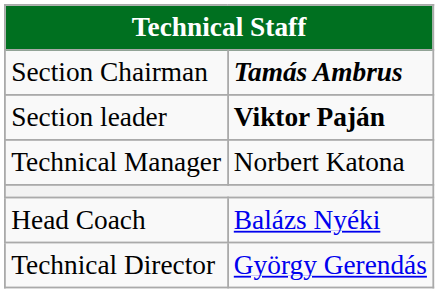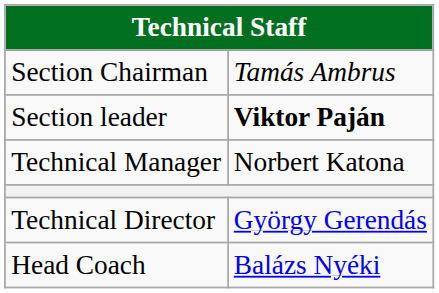(318, 72) bold -> (315, 72) normal
rows swapped: (78, 220) <-> (113, 265)
